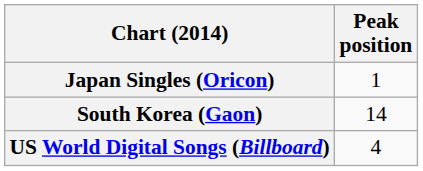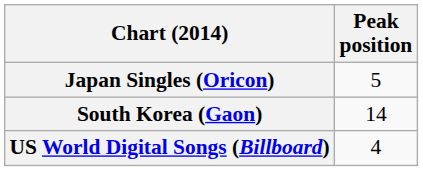(376, 79) 1 -> (376, 79) 5
